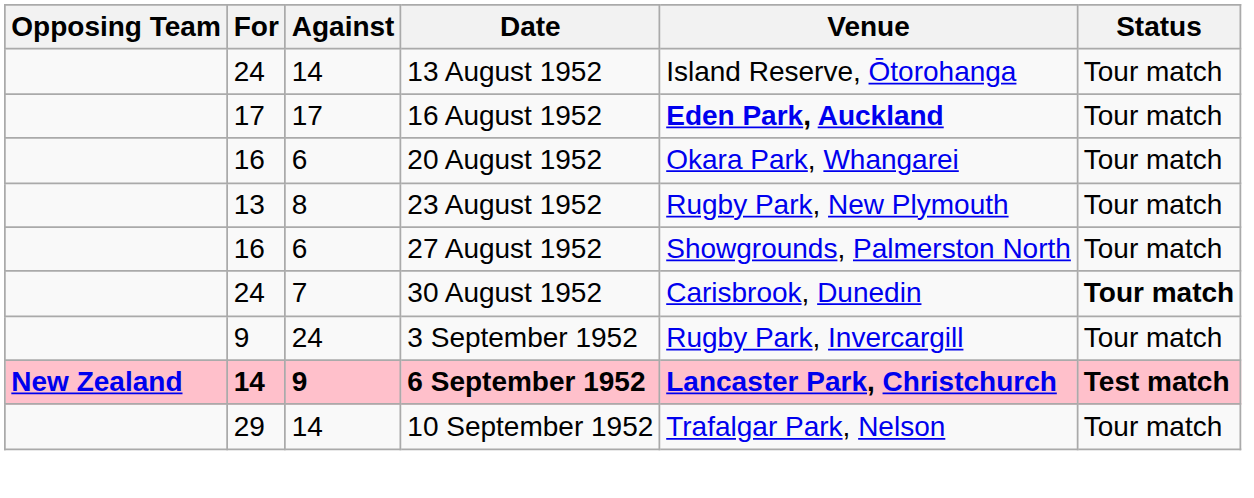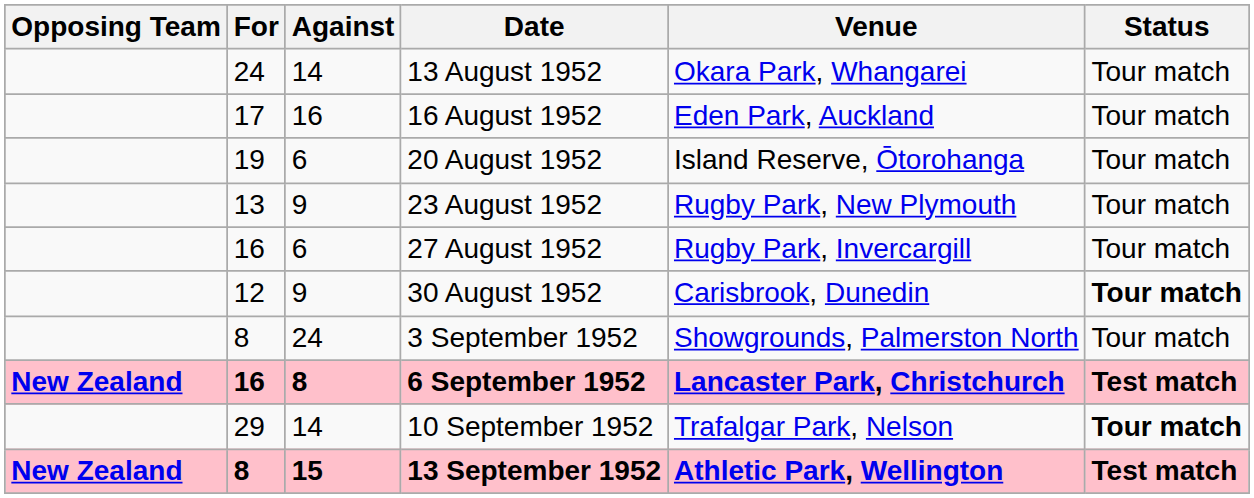(841, 71) Island Reserve, Ōtorohanga -> (820, 71) Okara Park, Whangarei
(307, 115) 17 -> (307, 115) 16
(805, 115) bold -> (804, 115) normal
(249, 159) 16 -> (249, 159) 19
(812, 159) Okara Park, Whangarei -> (849, 159) Island Reserve, Ōtorohanga
(300, 204) 8 -> (300, 204) 9
(869, 248) Showgrounds, Palmerston North -> (823, 248) Rugby Park, Invercargill
(249, 293) 24 -> (249, 293) 12
(300, 293) 7 -> (300, 293) 9
(242, 337) 9 -> (242, 337) 8
(815, 337) Rugby Park, Invercargill -> (876, 337) Showgrounds, Palmerston North
(249, 381) 14 -> (249, 381) 16
(300, 381) 9 -> (300, 381) 8
(1153, 426) normal -> (1167, 426) bold
+ row: (534, 470)
